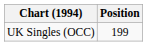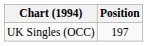(120, 31) 199 -> (120, 31) 197
